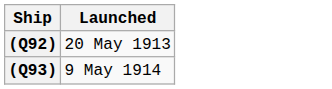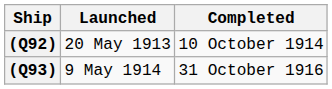+ column: (251, 18)
